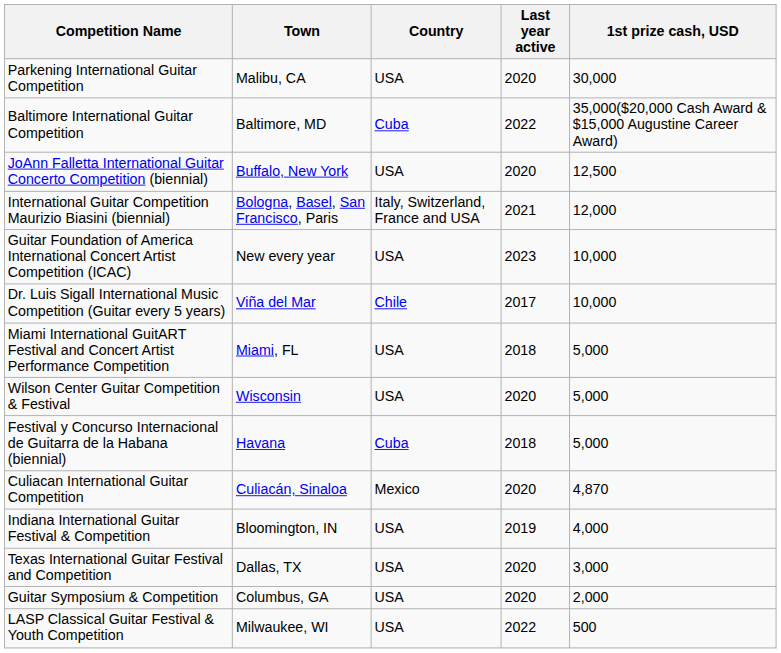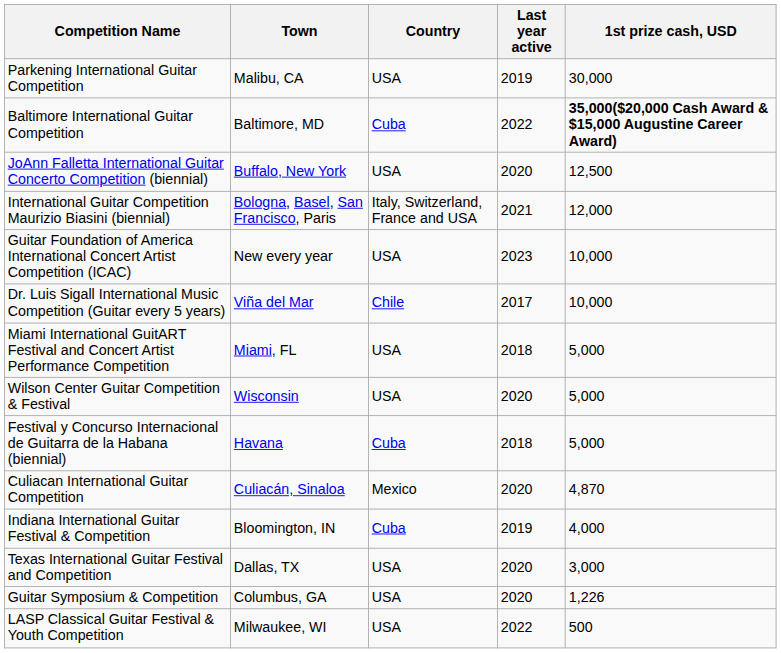(520, 78) 2020 -> (517, 78) 2019
(670, 125) normal -> (669, 125) bold
(389, 528) USA -> (389, 528) Cuba
(591, 597) 2,000 -> (587, 597) 1,226
